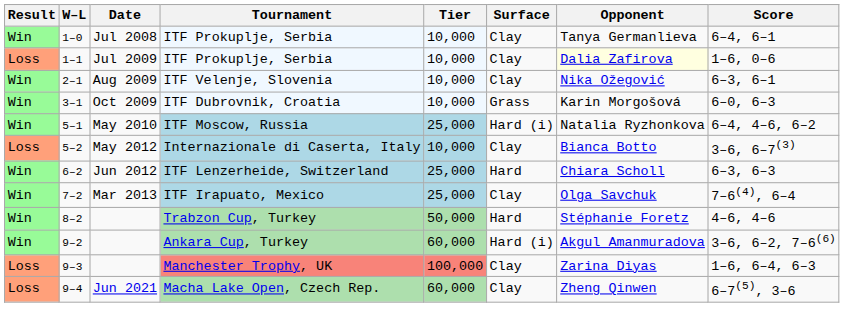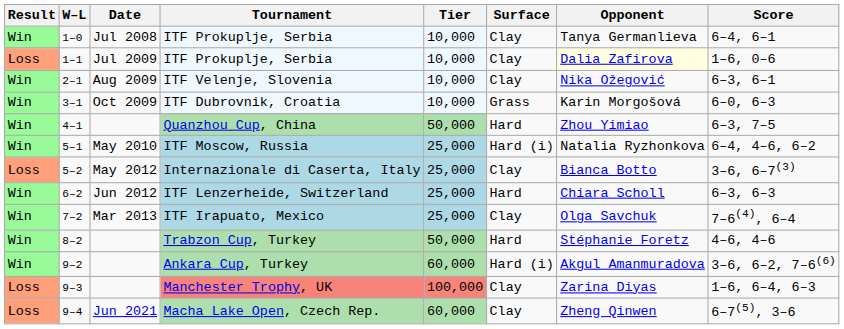+ row: (72, 125)
(451, 148) 10,000 -> (451, 170) 25,000
